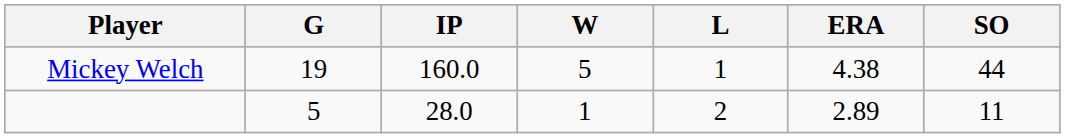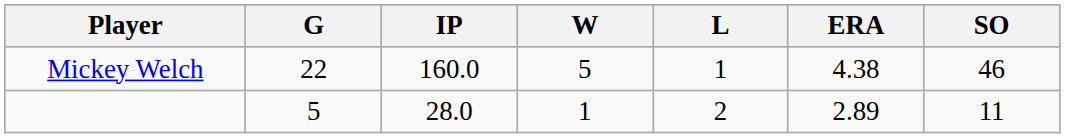(314, 68) 19 -> (314, 68) 22
(992, 68) 44 -> (992, 68) 46
